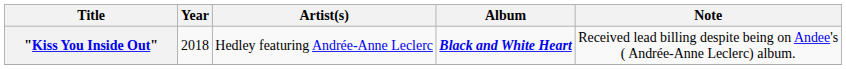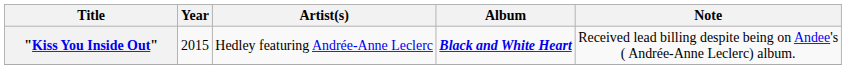(195, 45) 2018 -> (195, 45) 2015
